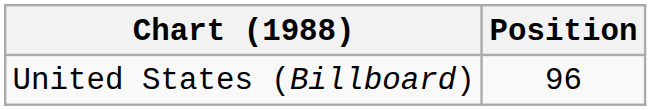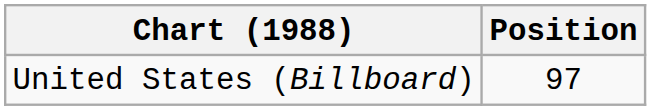(563, 81) 96 -> (563, 81) 97
